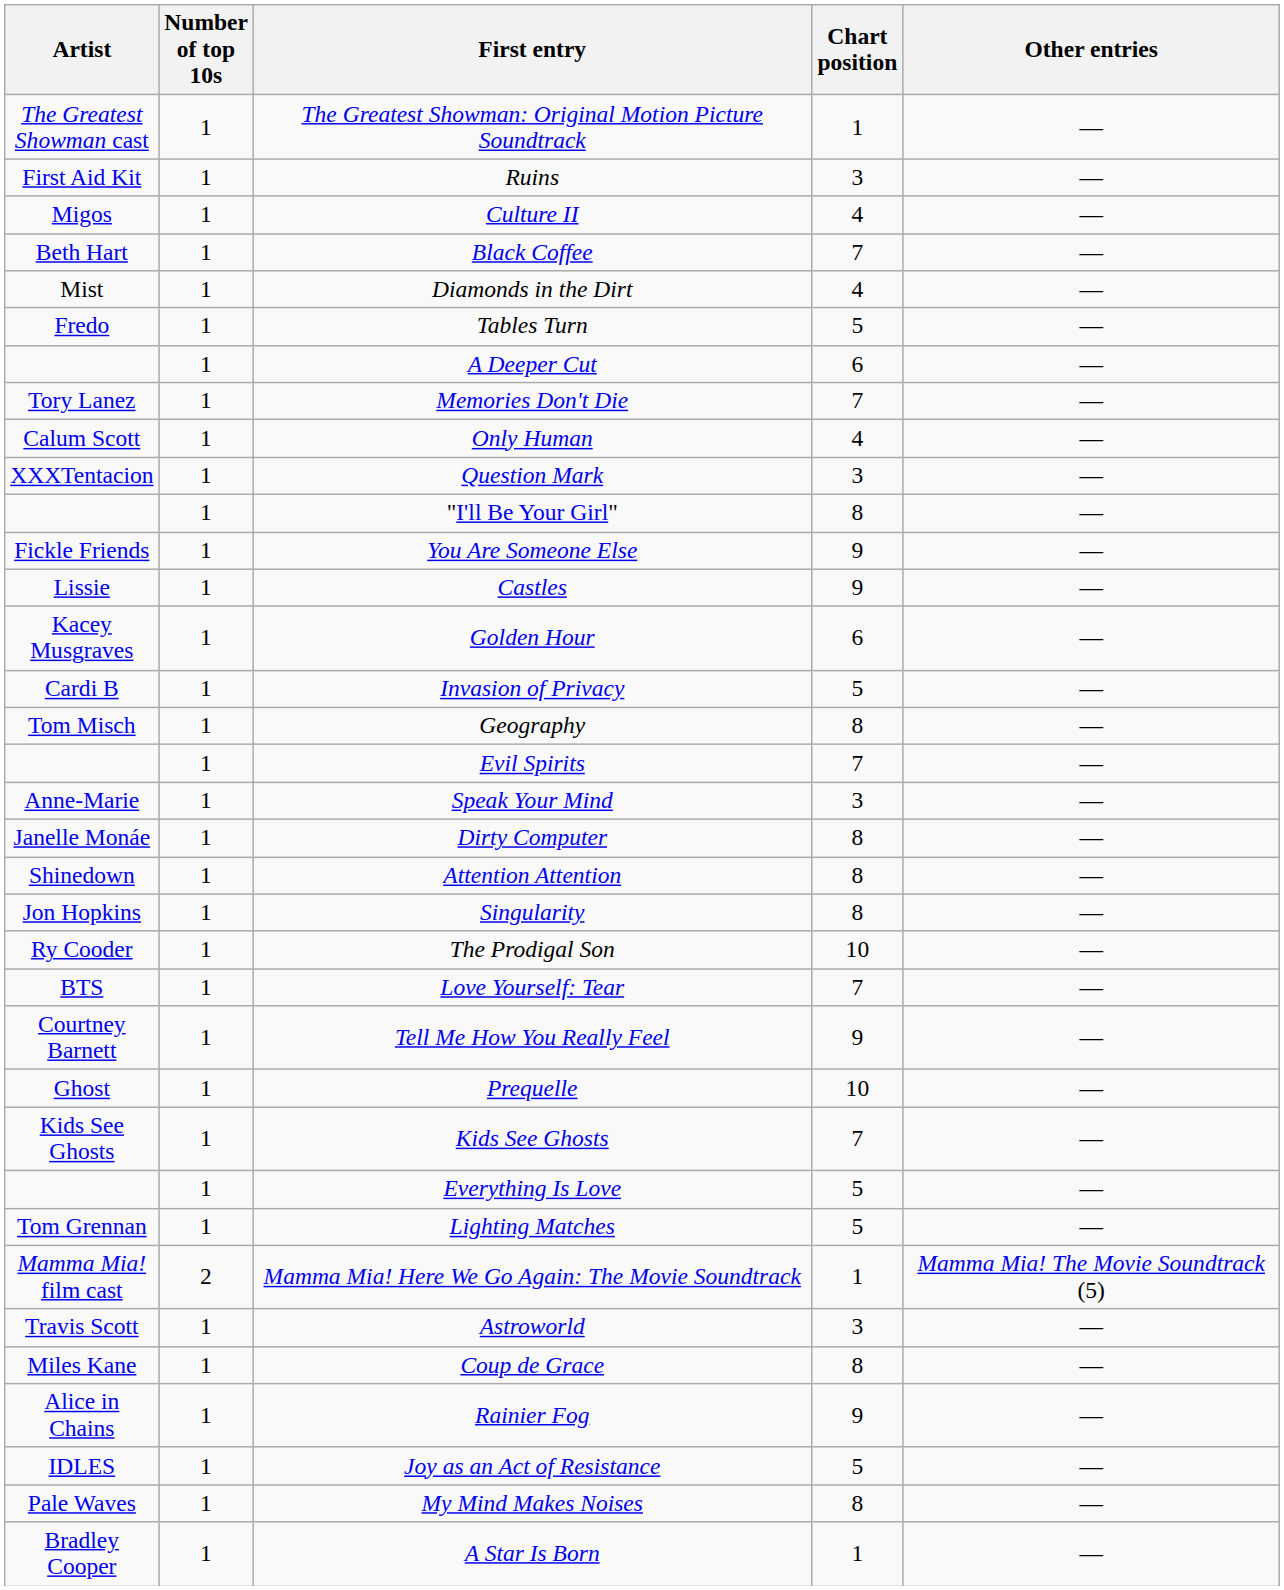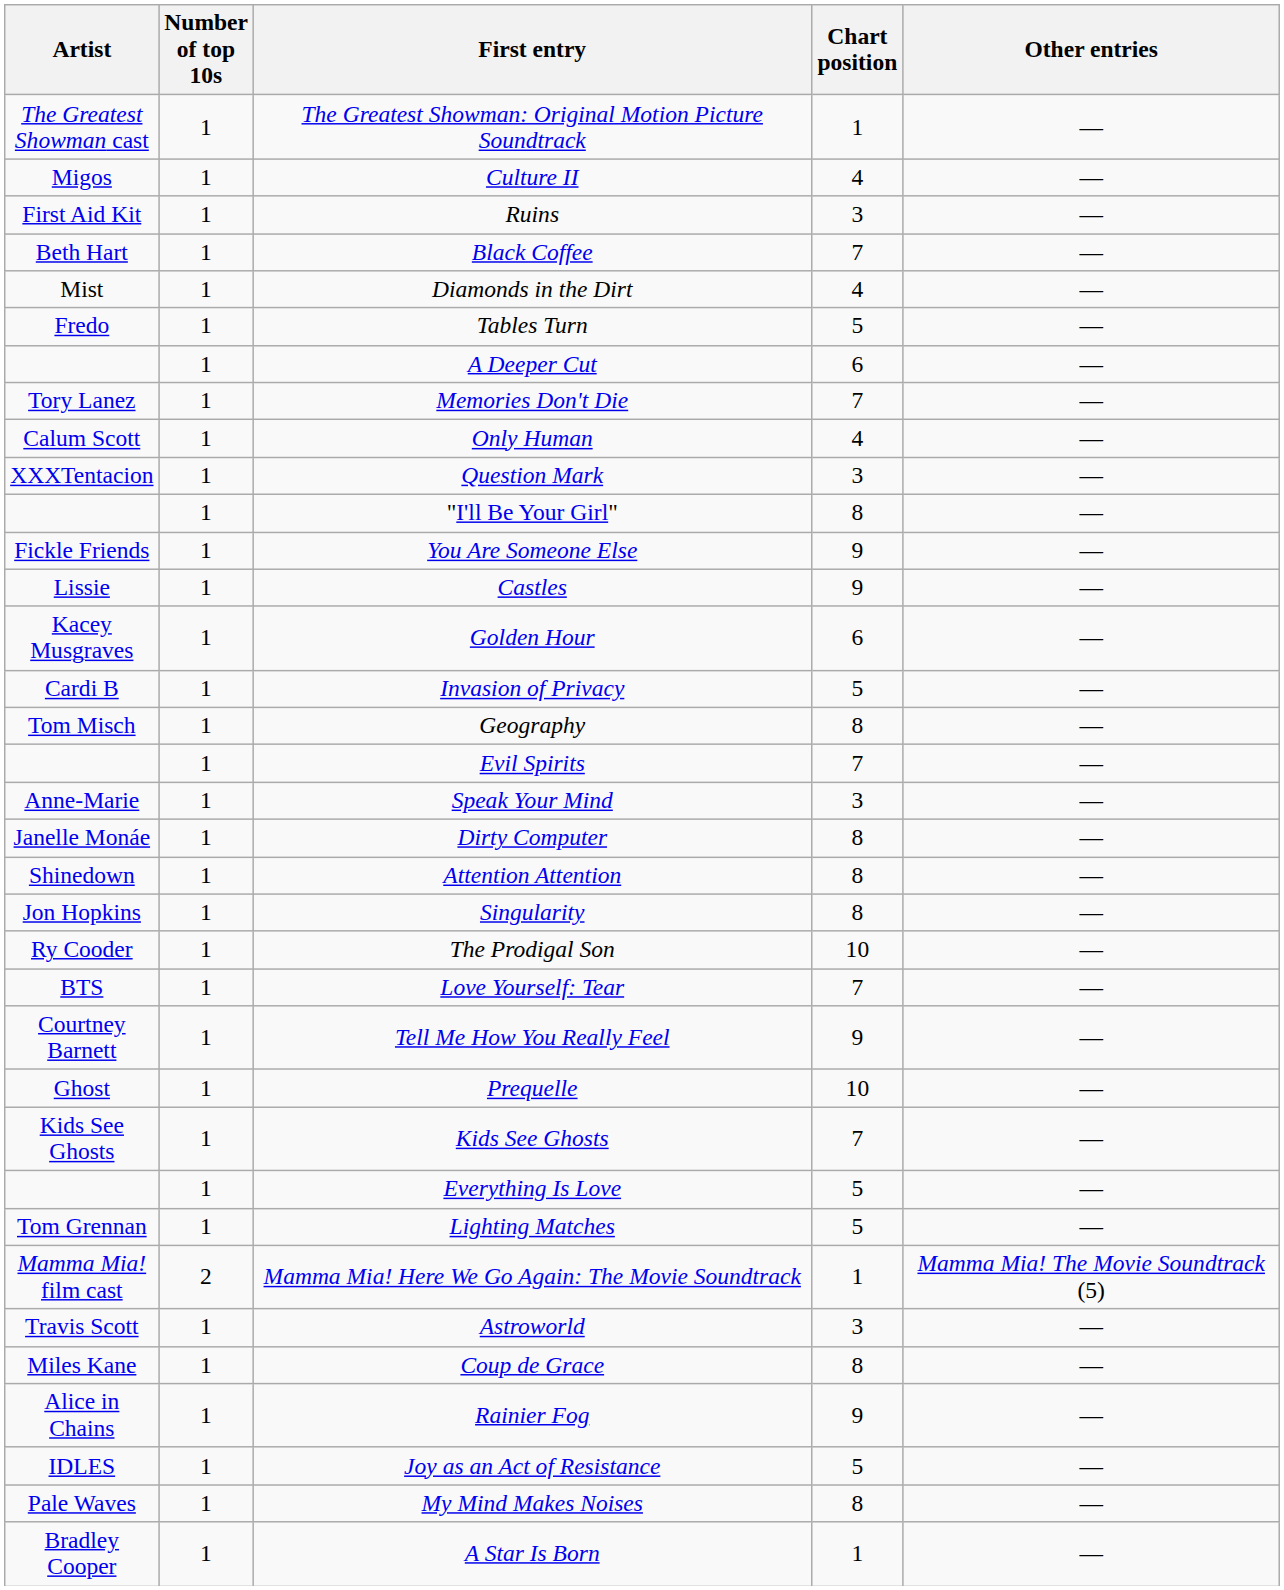rows swapped: (532, 177) <-> (532, 214)
